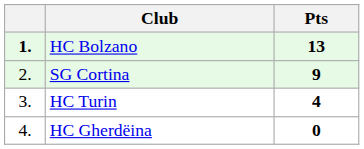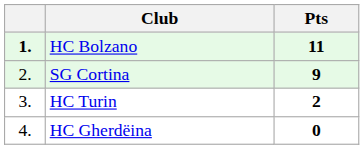(316, 46) 13 -> (316, 46) 11
(316, 102) 4 -> (316, 102) 2
